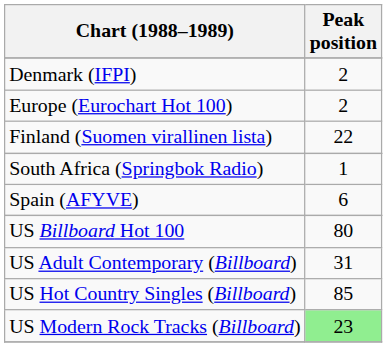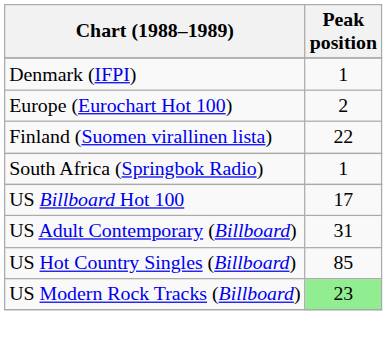(343, 74) 2 -> (343, 74) 1
- row: (74, 199)
(343, 231) 80 -> (343, 199) 17
